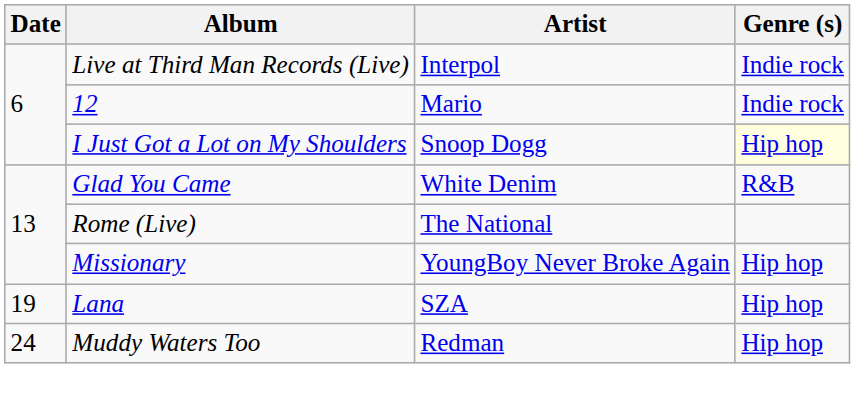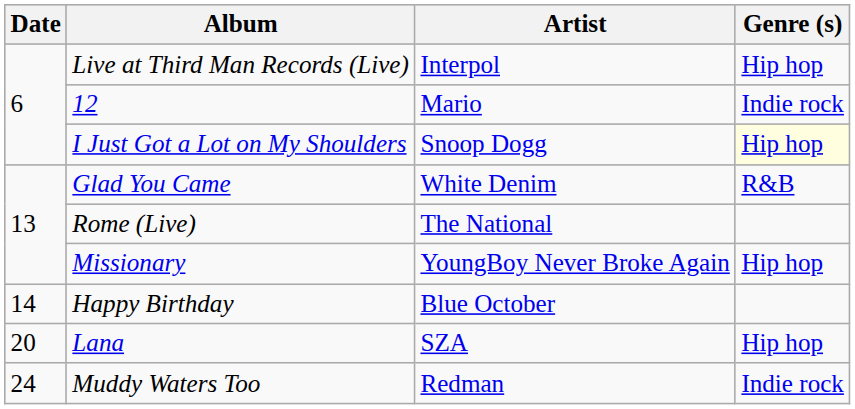(793, 64) Indie rock -> (782, 64) Hip hop
+ row: (153, 303)
(23, 303) 19 -> (23, 343) 20
(782, 343) Hip hop -> (793, 382) Indie rock
